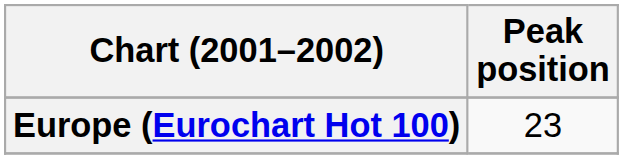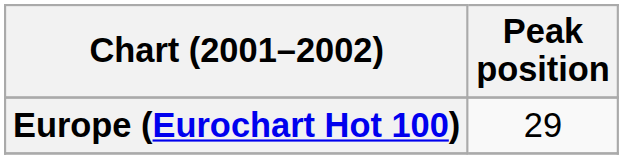(543, 125) 23 -> (543, 125) 29
